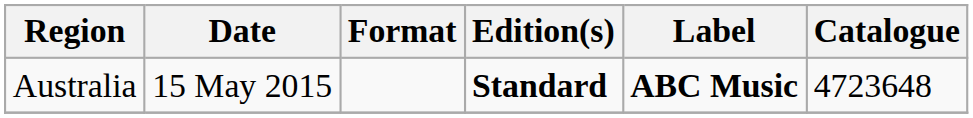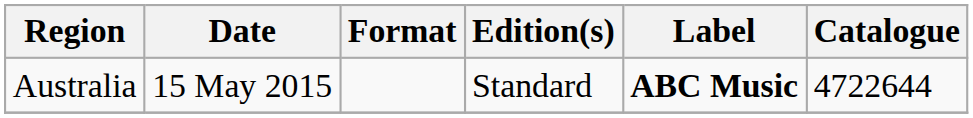(540, 84) bold -> (532, 84) normal
(873, 84) 4723648 -> (873, 84) 4722644
